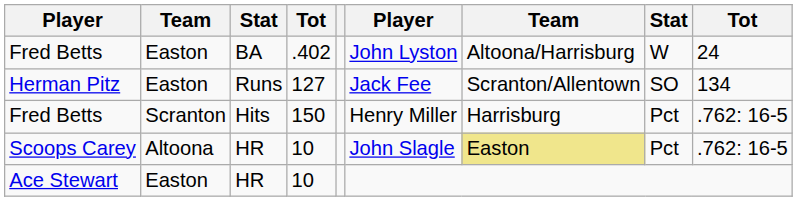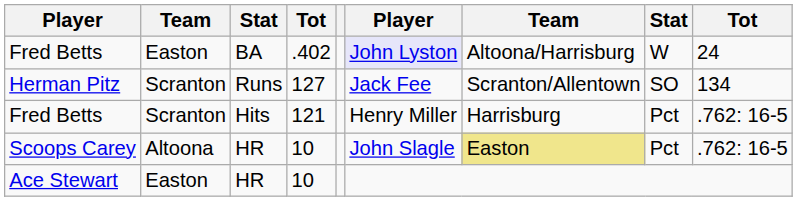(403, 52) no background -> (403, 52) lavender background
(177, 84) Easton -> (186, 84) Scranton
(308, 116) 150 -> (308, 116) 121
